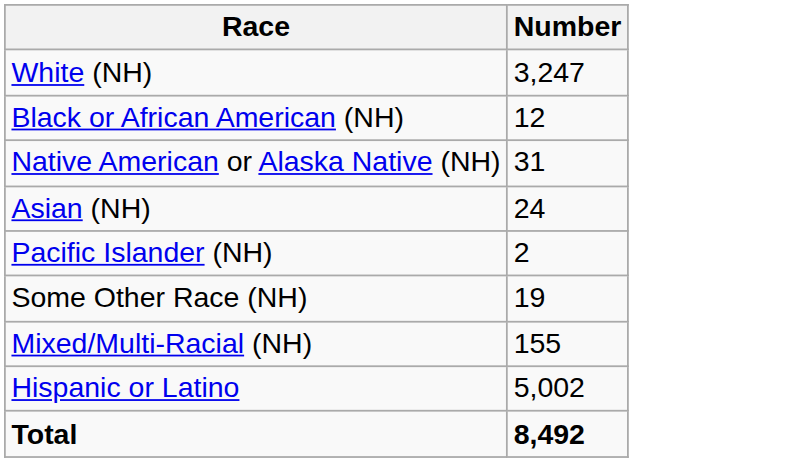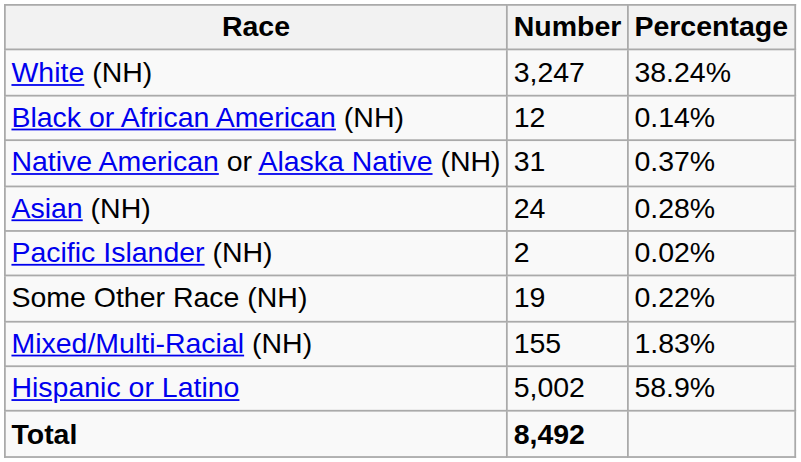+ column: (711, 27)
